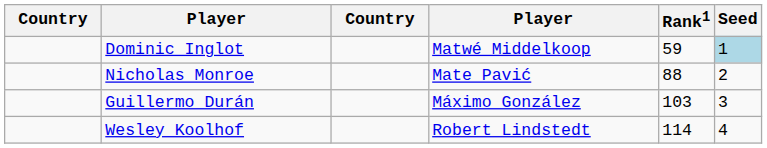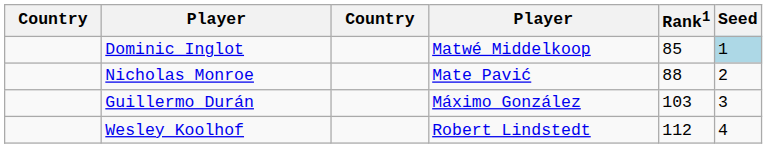(672, 49) 59 -> (672, 49) 85
(677, 130) 114 -> (677, 130) 112
